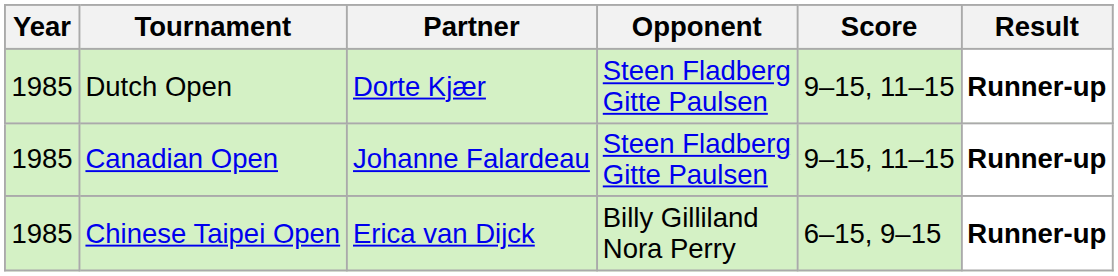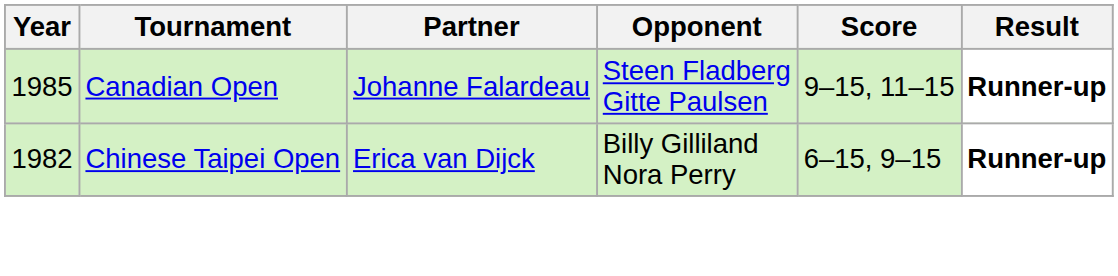- row: (159, 86)
(42, 234) 1985 -> (42, 160) 1982
